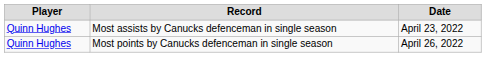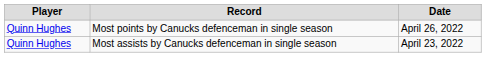rows swapped: (214, 28) <-> (212, 44)
